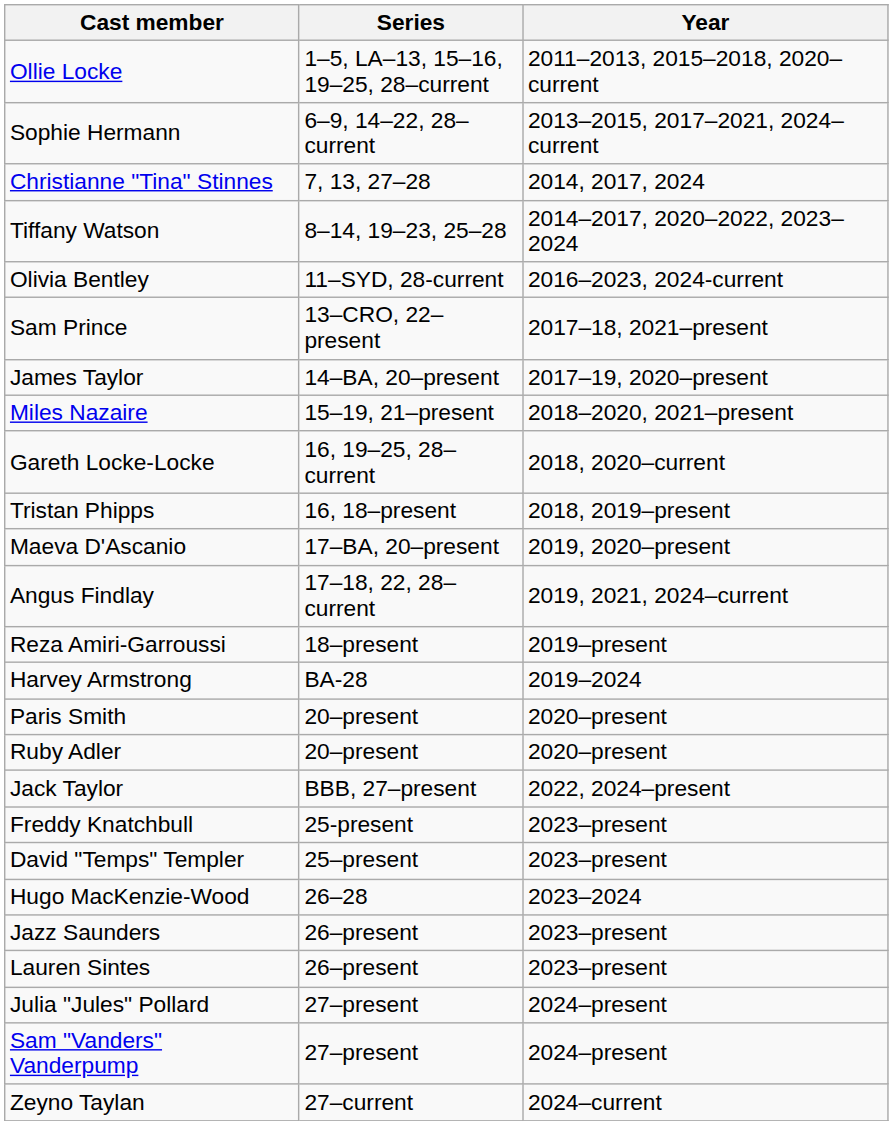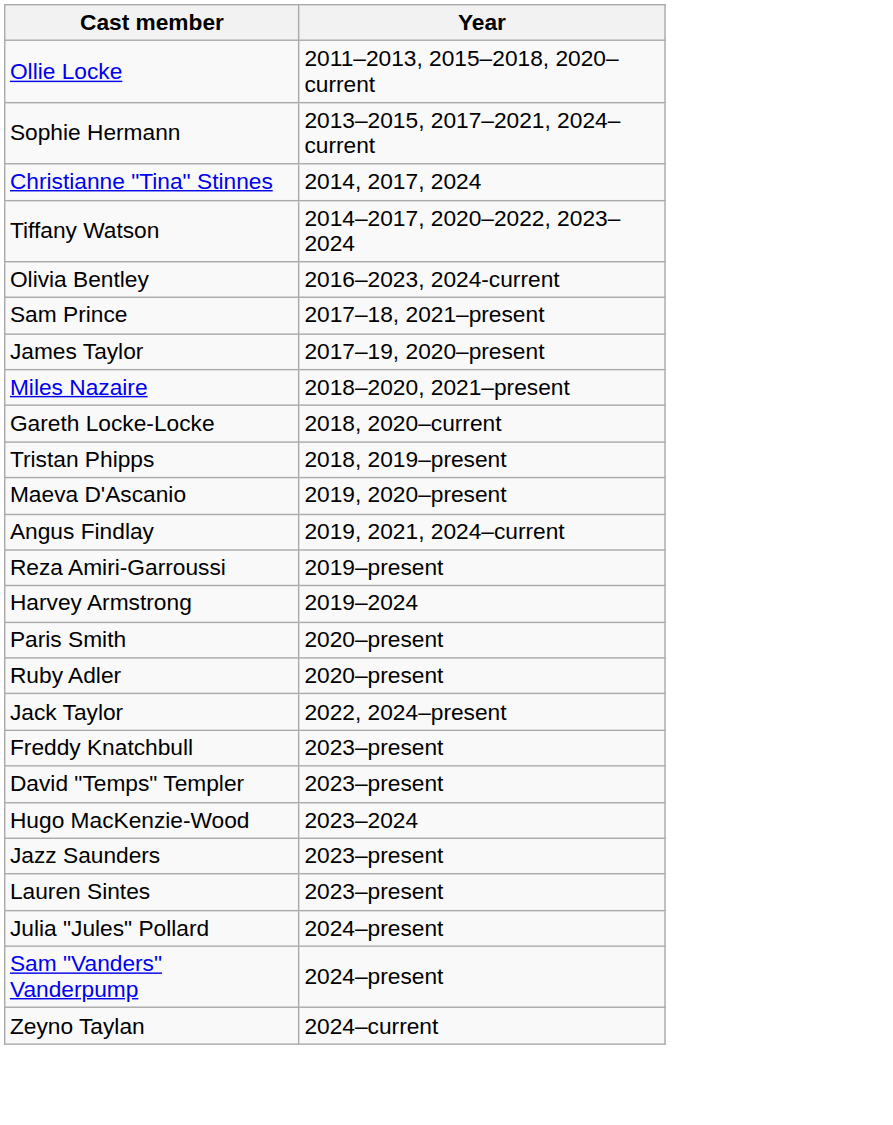- column: (411, 22)
